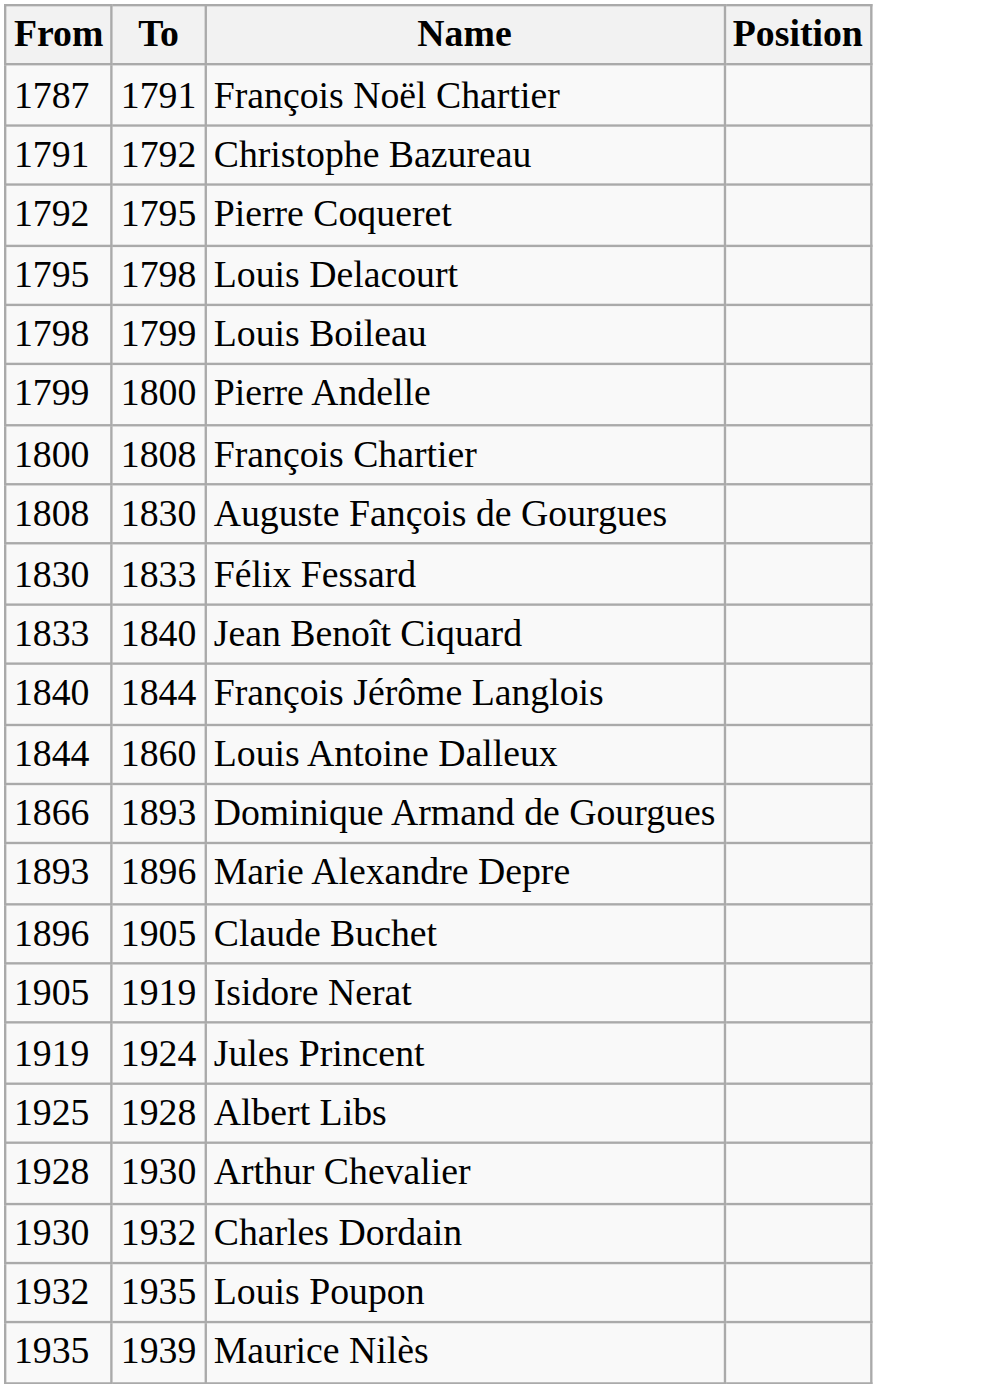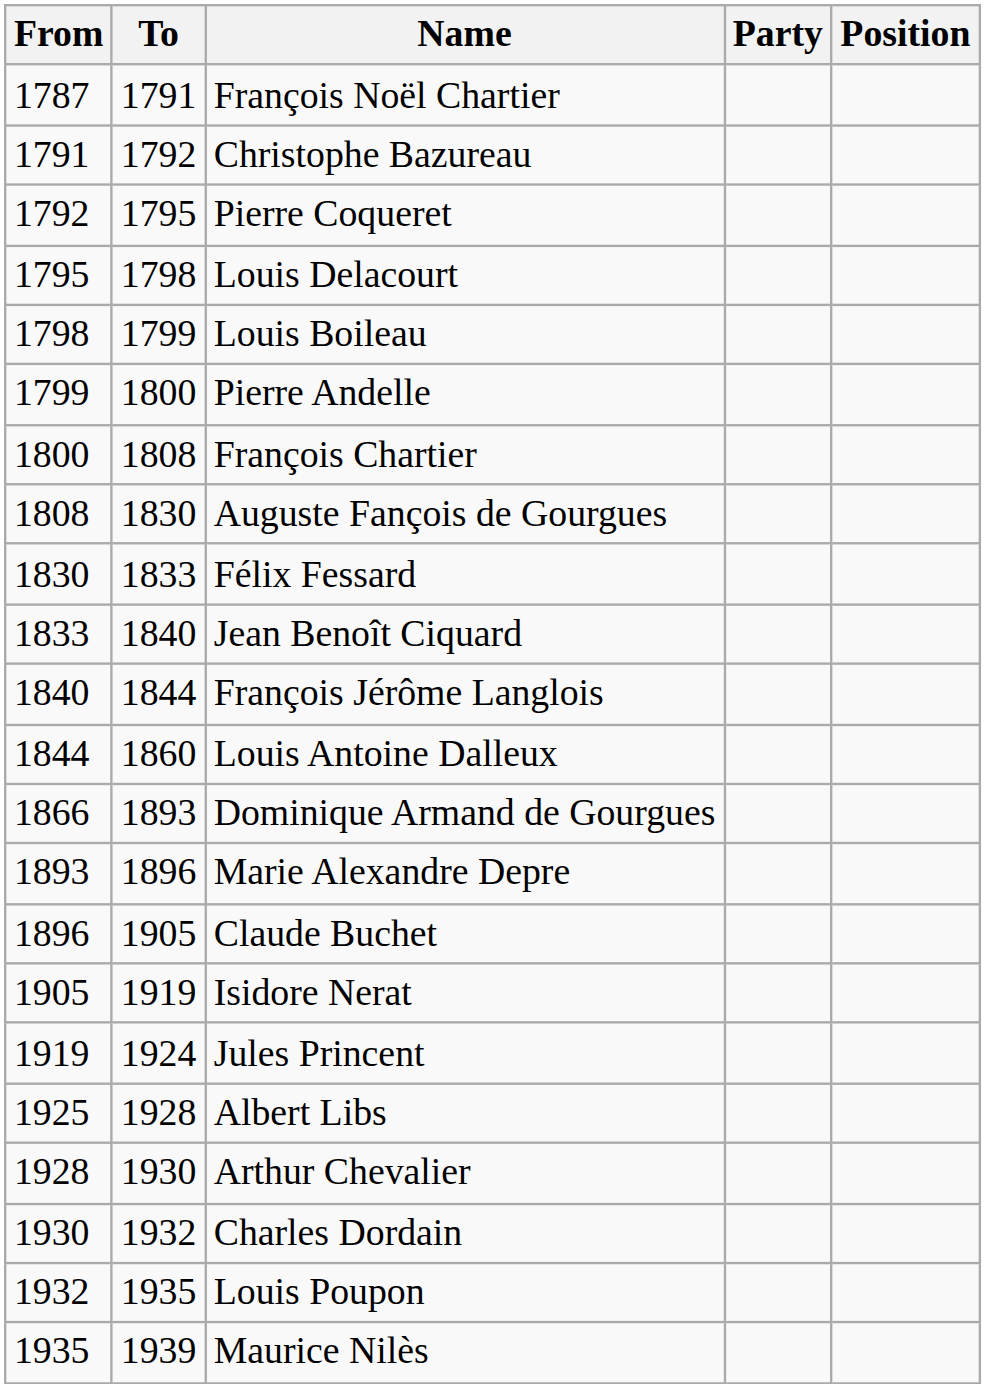+ column: (778, 34)
